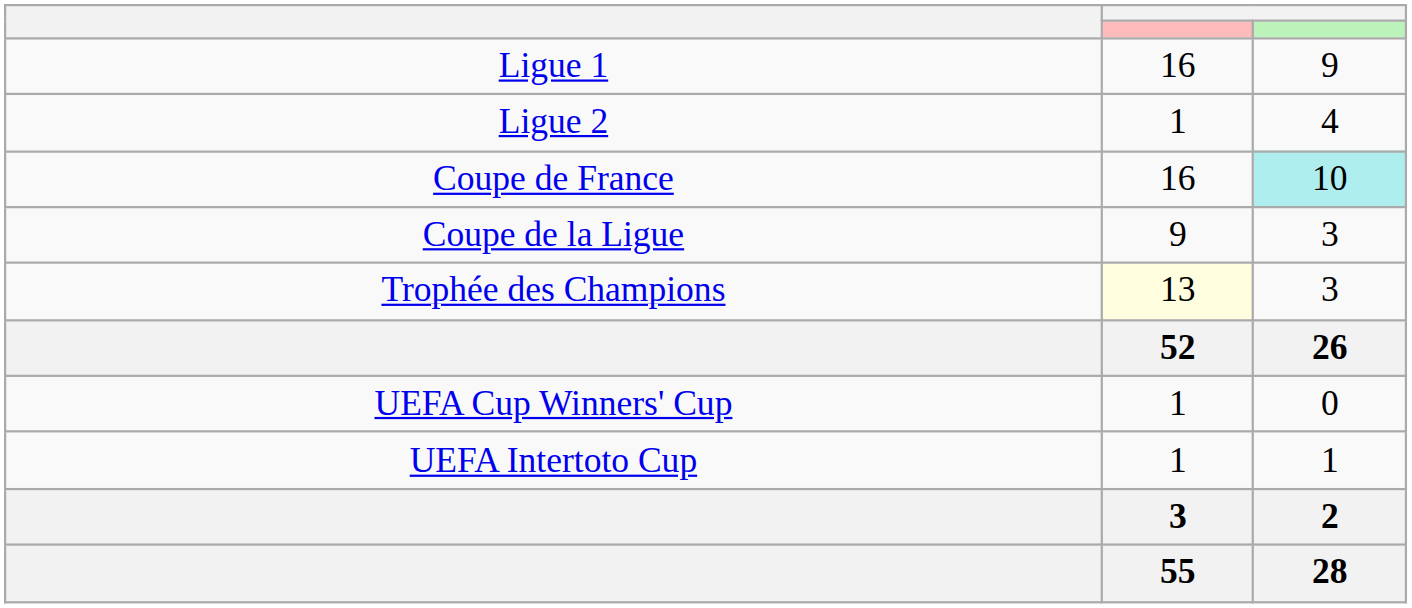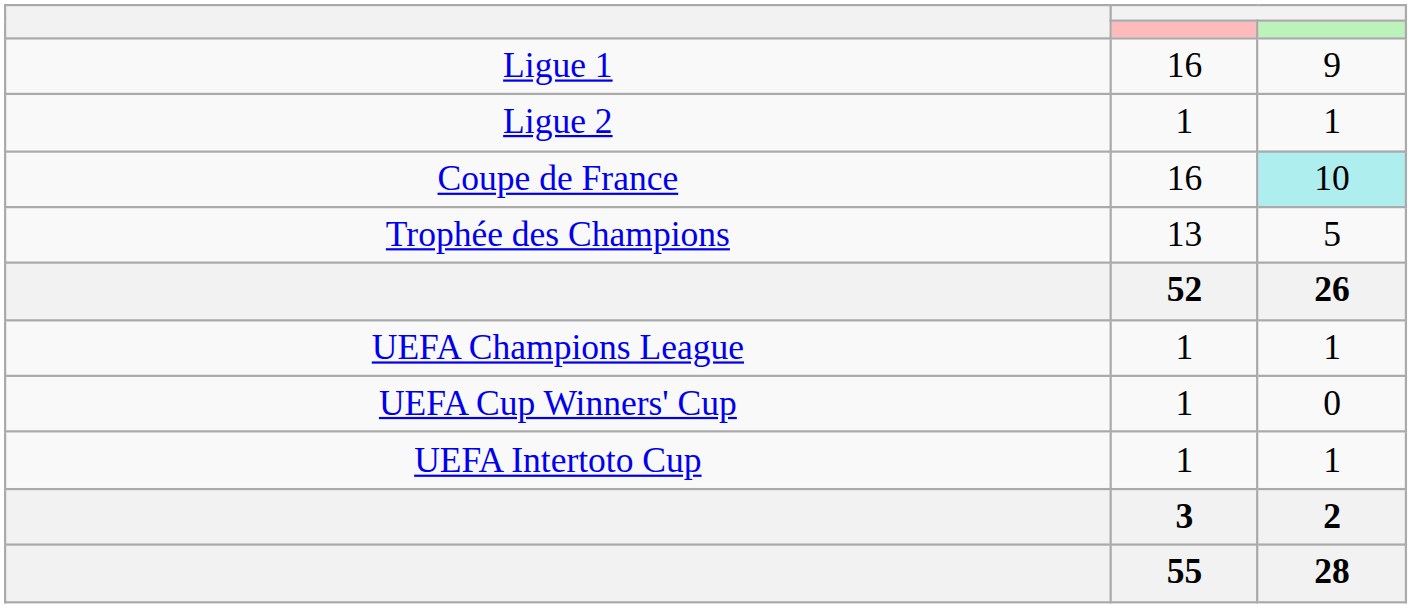(1330, 121) 4 -> (1332, 121) 1
- row: (553, 234)
(1178, 290) lightyellow background -> (1184, 234) no background
(1330, 290) 3 -> (1332, 234) 5
+ row: (558, 347)
